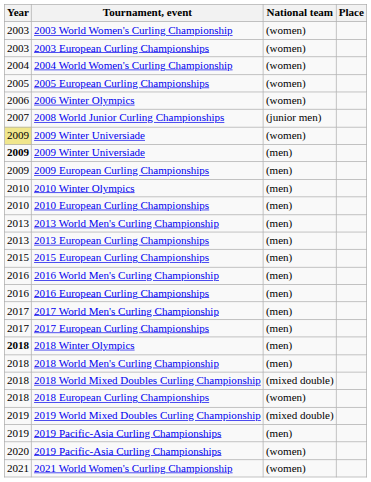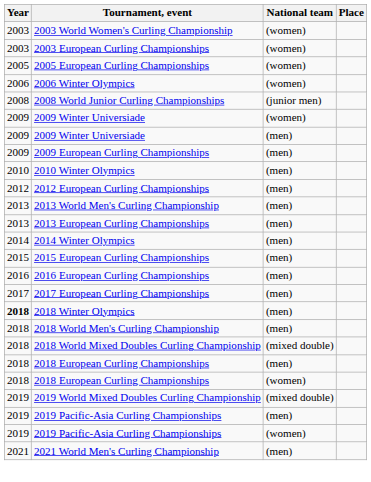- row: (133, 65)
(18, 118) 2007 -> (18, 100) 2008
(18, 135) khaki background -> (18, 118) no background
(18, 153) bold -> (18, 135) normal
- row: (122, 205)
+ row: (122, 188)
+ row: (84, 240)
- row: (127, 275)
- row: (127, 310)
+ row: (122, 363)
(18, 450) 2020 -> (18, 433) 2019
+ row: (127, 450)
- row: (133, 468)
